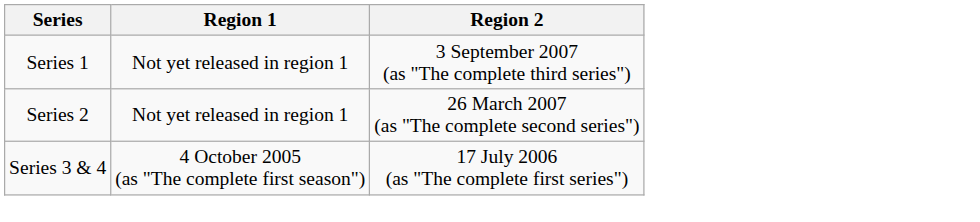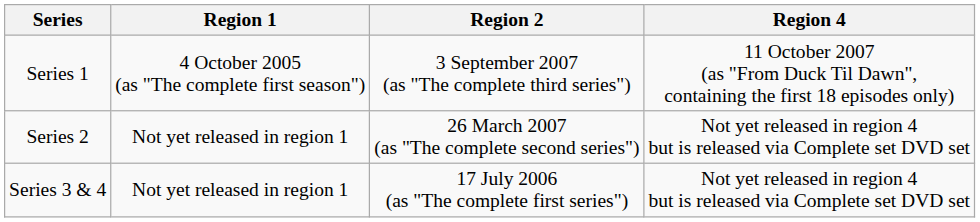+ column: (809, 19)
(240, 61) Not yet released in region 1 -> (240, 72) 4 October 2005 (as "The complete first season")
(240, 167) 4 October 2005 (as "The complete first season") -> (240, 189) Not yet released in region 1
